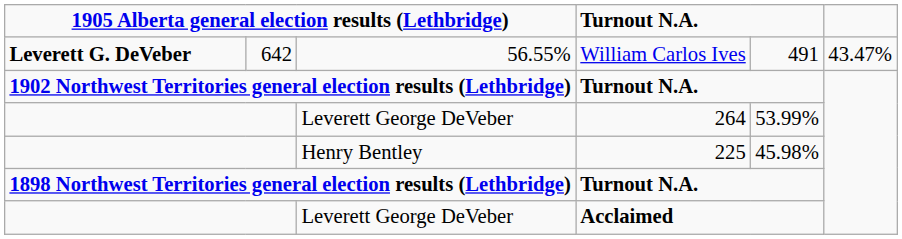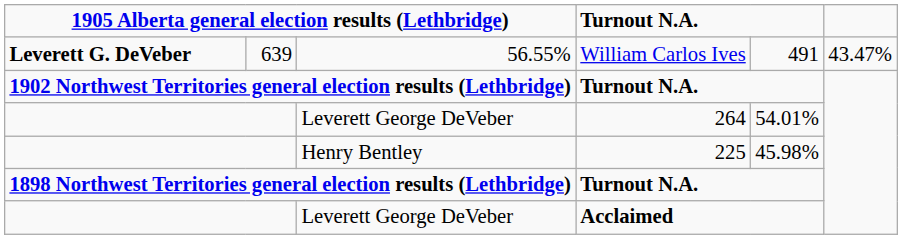(276, 53) 642 -> (276, 53) 639
(787, 119) 53.99% -> (787, 119) 54.01%
